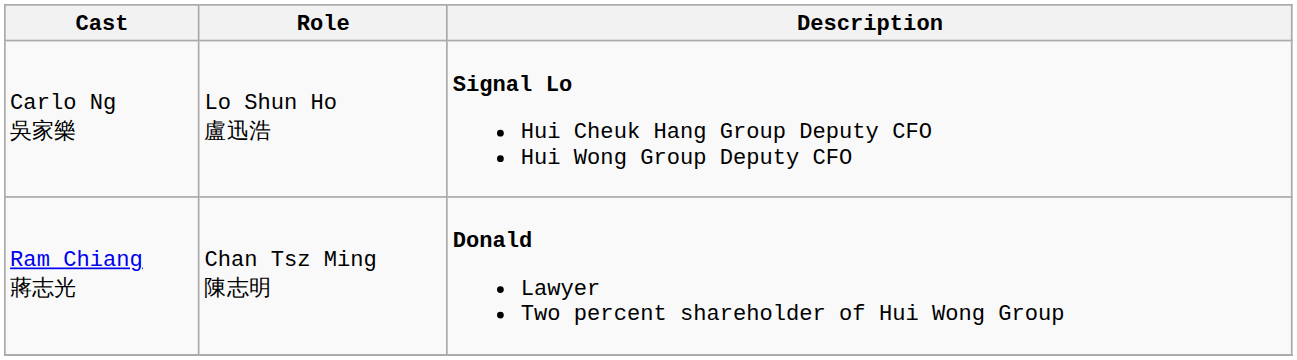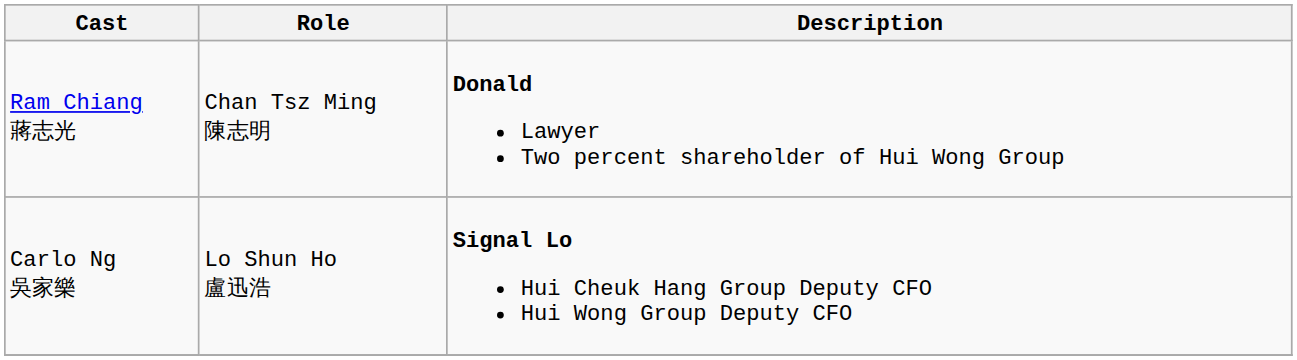rows swapped: (76, 275) <-> (63, 118)
